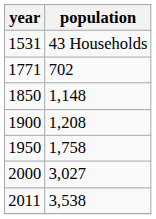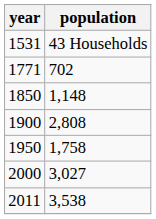(67, 122) 1,208 -> (67, 122) 2,808
